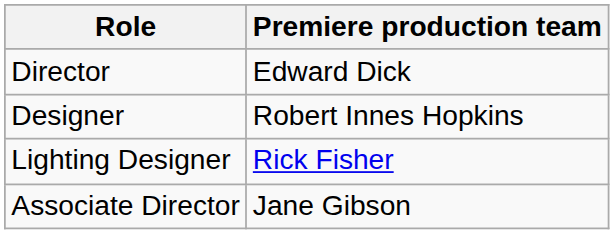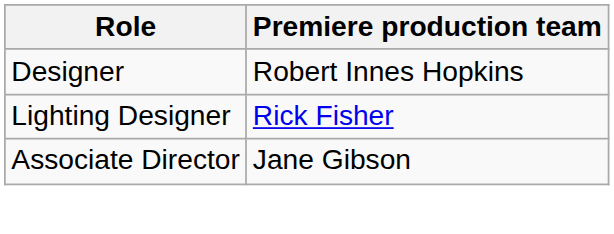- row: (61, 71)
